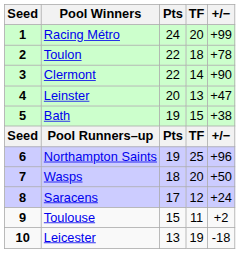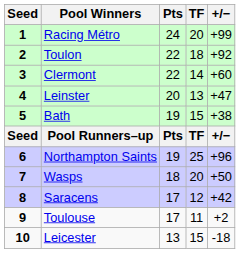(221, 55) +78 -> (221, 55) +92
(221, 75) +90 -> (221, 75) +60
(221, 197) +24 -> (221, 197) +42
(173, 217) 15 -> (173, 217) 17
(197, 237) 19 -> (197, 237) 15
